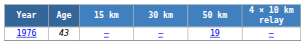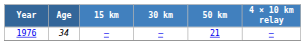(64, 34) 43 -> (64, 34) 34
(215, 34) 19 -> (215, 34) 21
